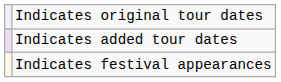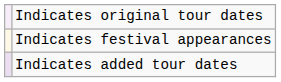rows swapped: (126, 40) <-> (143, 64)
